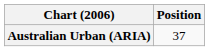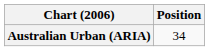(179, 35) 37 -> (179, 35) 34
